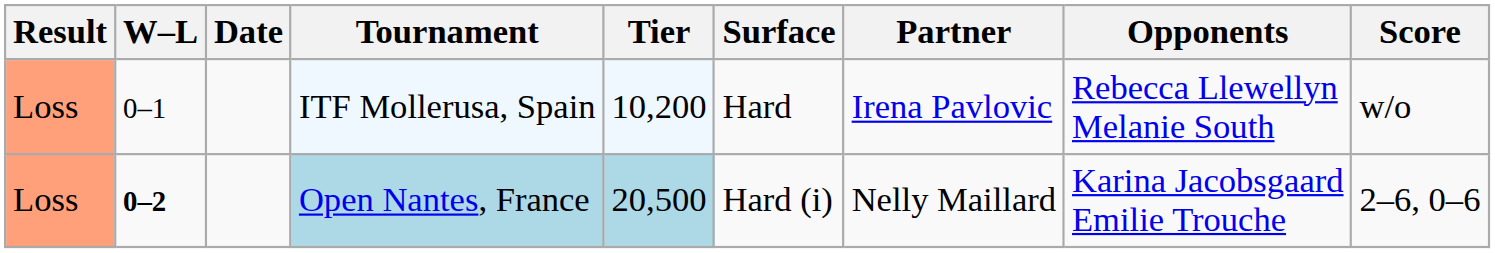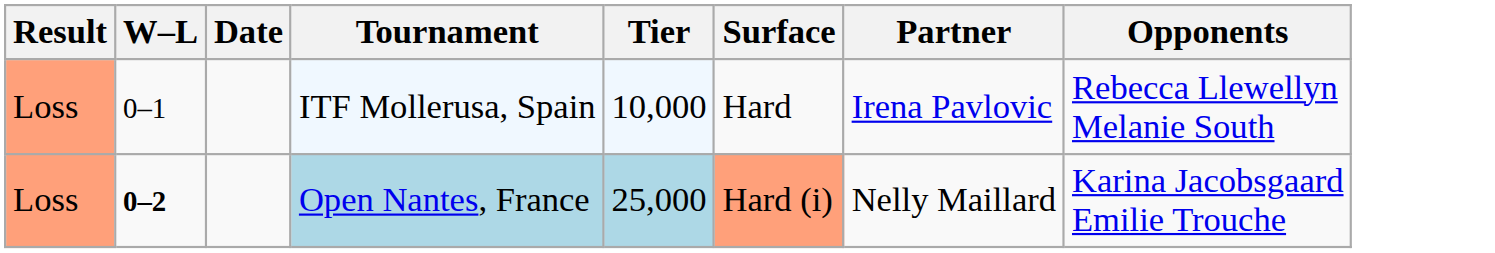- column: (1420, 31)
(659, 106) 10,200 -> (659, 106) 10,000
(659, 199) 20,500 -> (659, 199) 25,000
(778, 199) no background -> (778, 199) lightsalmon background
